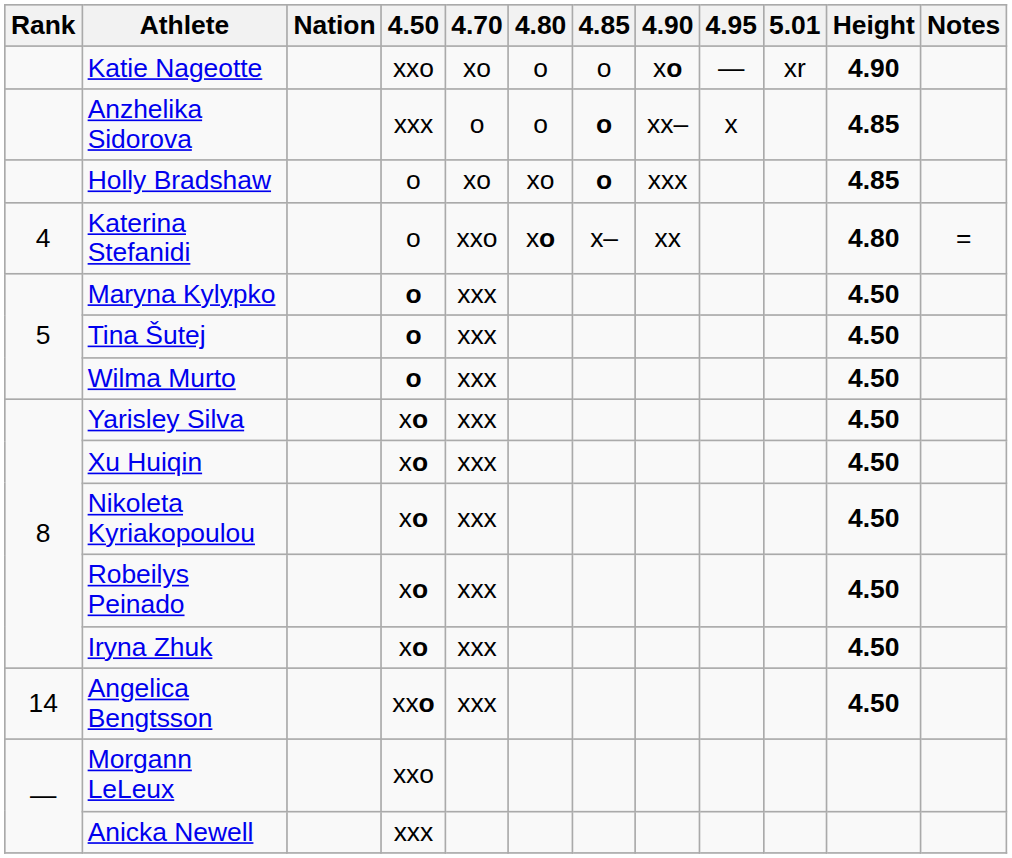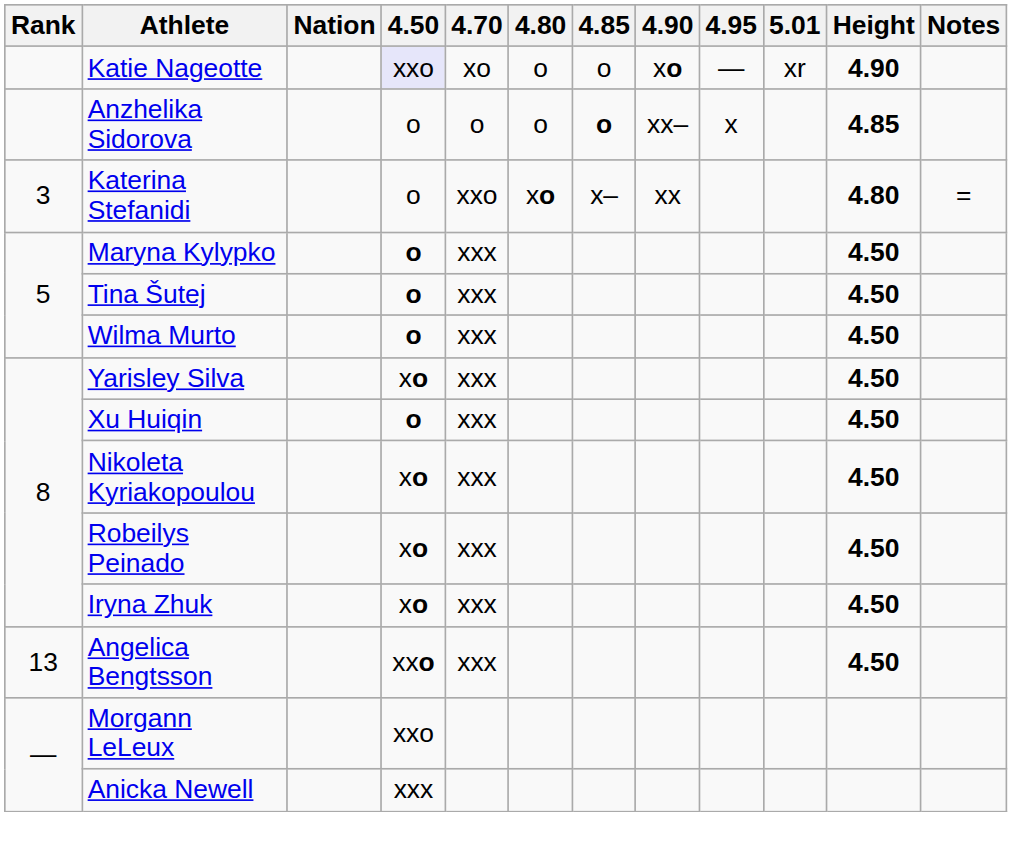(413, 67) no background -> (413, 67) lavender background
(413, 124) xxx -> (413, 124) o
- row: (179, 180)
(43, 237) 4 -> (43, 195) 3
(413, 461) xo -> (413, 419) o
(43, 703) 14 -> (43, 661) 13
